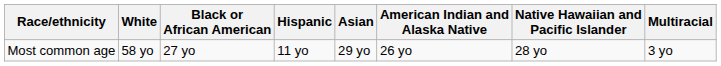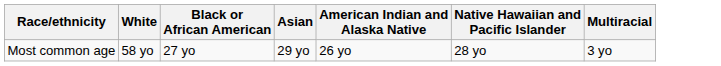- column: (305, 22)
